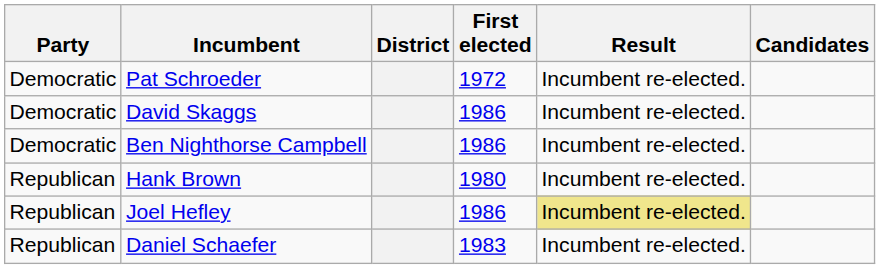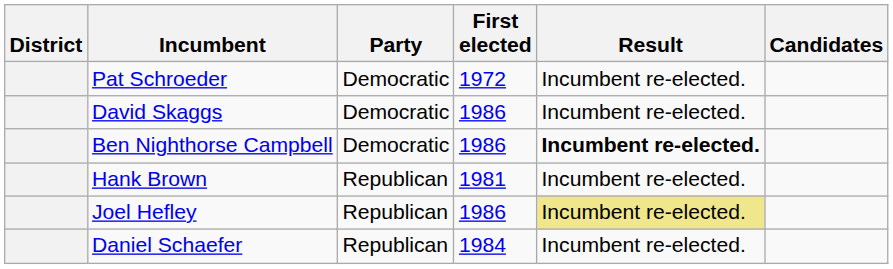columns swapped: (413, 45) <-> (63, 45)
(644, 145) normal -> (651, 145) bold
(482, 178) 1980 -> (482, 178) 1981
(482, 245) 1983 -> (482, 245) 1984
